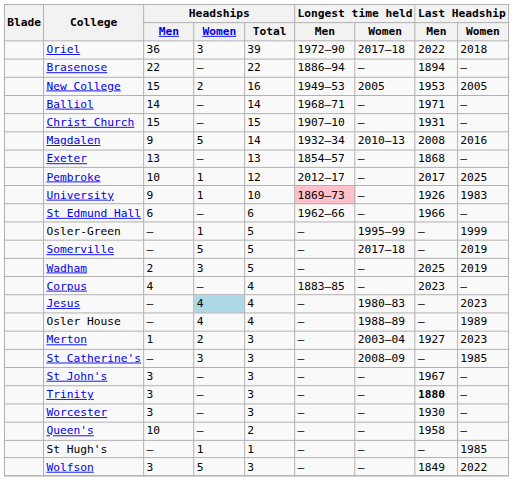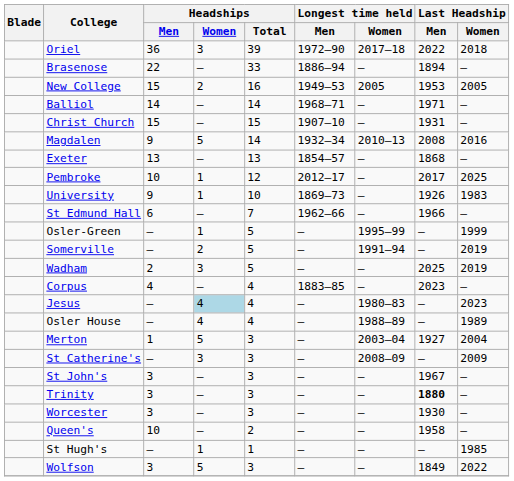(254, 68) 22 -> (254, 68) 33
(321, 195) pink background -> (321, 195) no background
(251, 213) 6 -> (251, 213) 7
(200, 250) 5 -> (200, 250) 2
(381, 250) 2017–18 -> (381, 250) 1991–94
(200, 340) 2 -> (200, 340) 5
(474, 340) 2023 -> (474, 340) 2004
(474, 359) 1985 -> (474, 359) 2009
